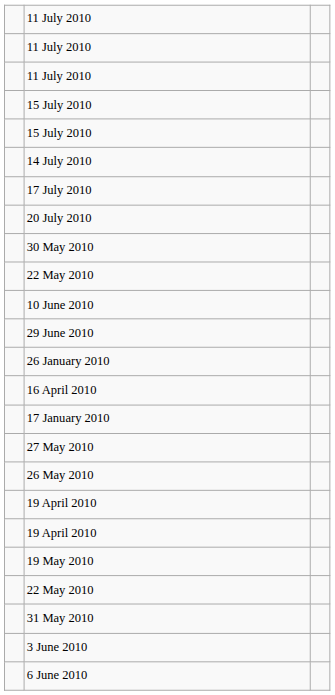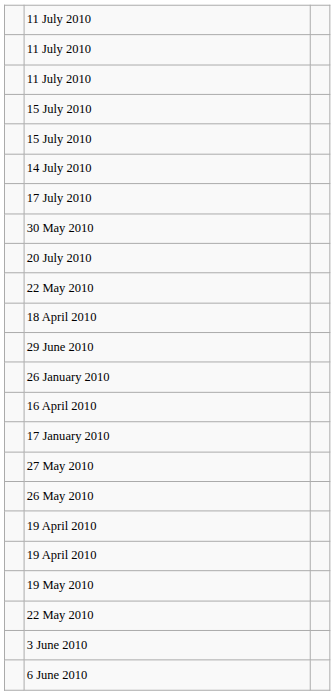rows swapped: (14, 219) <-> (14, 248)
+ row: (14, 318)
- row: (14, 305)
- row: (14, 619)
